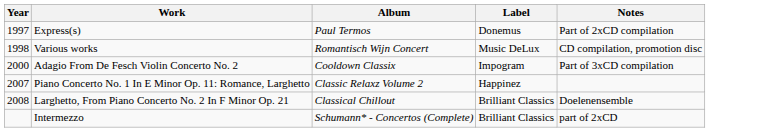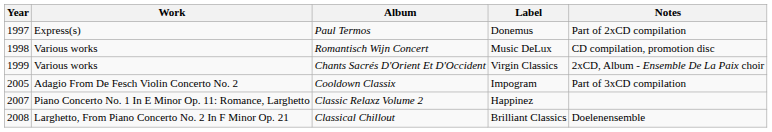+ row: (400, 65)
(18, 65) 2000 -> (18, 83) 2005
- row: (394, 118)
